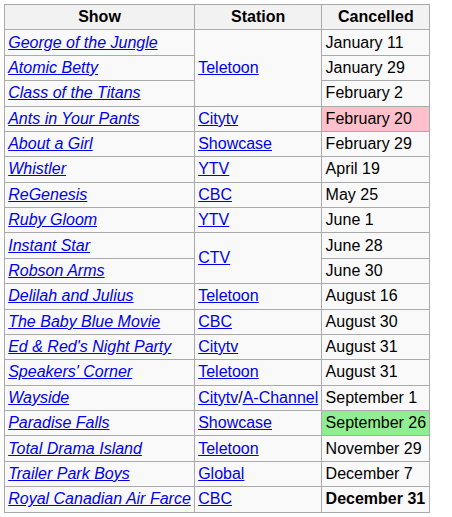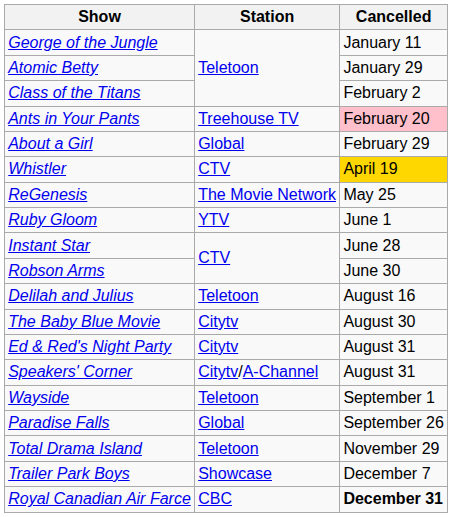(218, 118) Citytv -> (248, 118) Treehouse TV
(235, 144) Showcase -> (221, 144) Global
(214, 169) YTV -> (214, 169) CTV
(353, 169) no background -> (370, 169) gold background
(215, 194) CBC -> (267, 194) The Movie Network
(215, 321) CBC -> (218, 321) Citytv
(228, 372) Teletoon -> (258, 372) Citytv/A-Channel
(258, 397) Citytv/A-Channel -> (228, 397) Teletoon
(235, 423) Showcase -> (221, 423) Global
(376, 423) lightgreen background -> (394, 423) no background
(221, 473) Global -> (235, 473) Showcase
